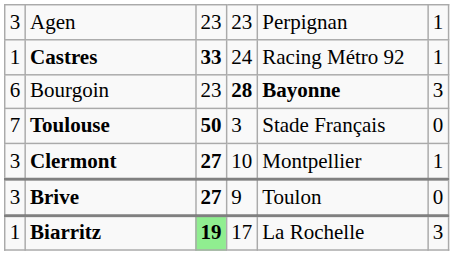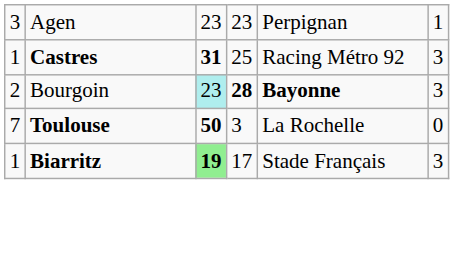(211, 56) 33 -> (211, 56) 31
(242, 56) 24 -> (242, 56) 25
(438, 56) 1 -> (438, 56) 3
(15, 91) 6 -> (15, 91) 2
(211, 91) no background -> (211, 91) paleturquoise background
(324, 126) Stade Français -> (313, 126) La Rochelle
- row: (73, 160)
- row: (55, 197)
(313, 233) La Rochelle -> (324, 160) Stade Français
